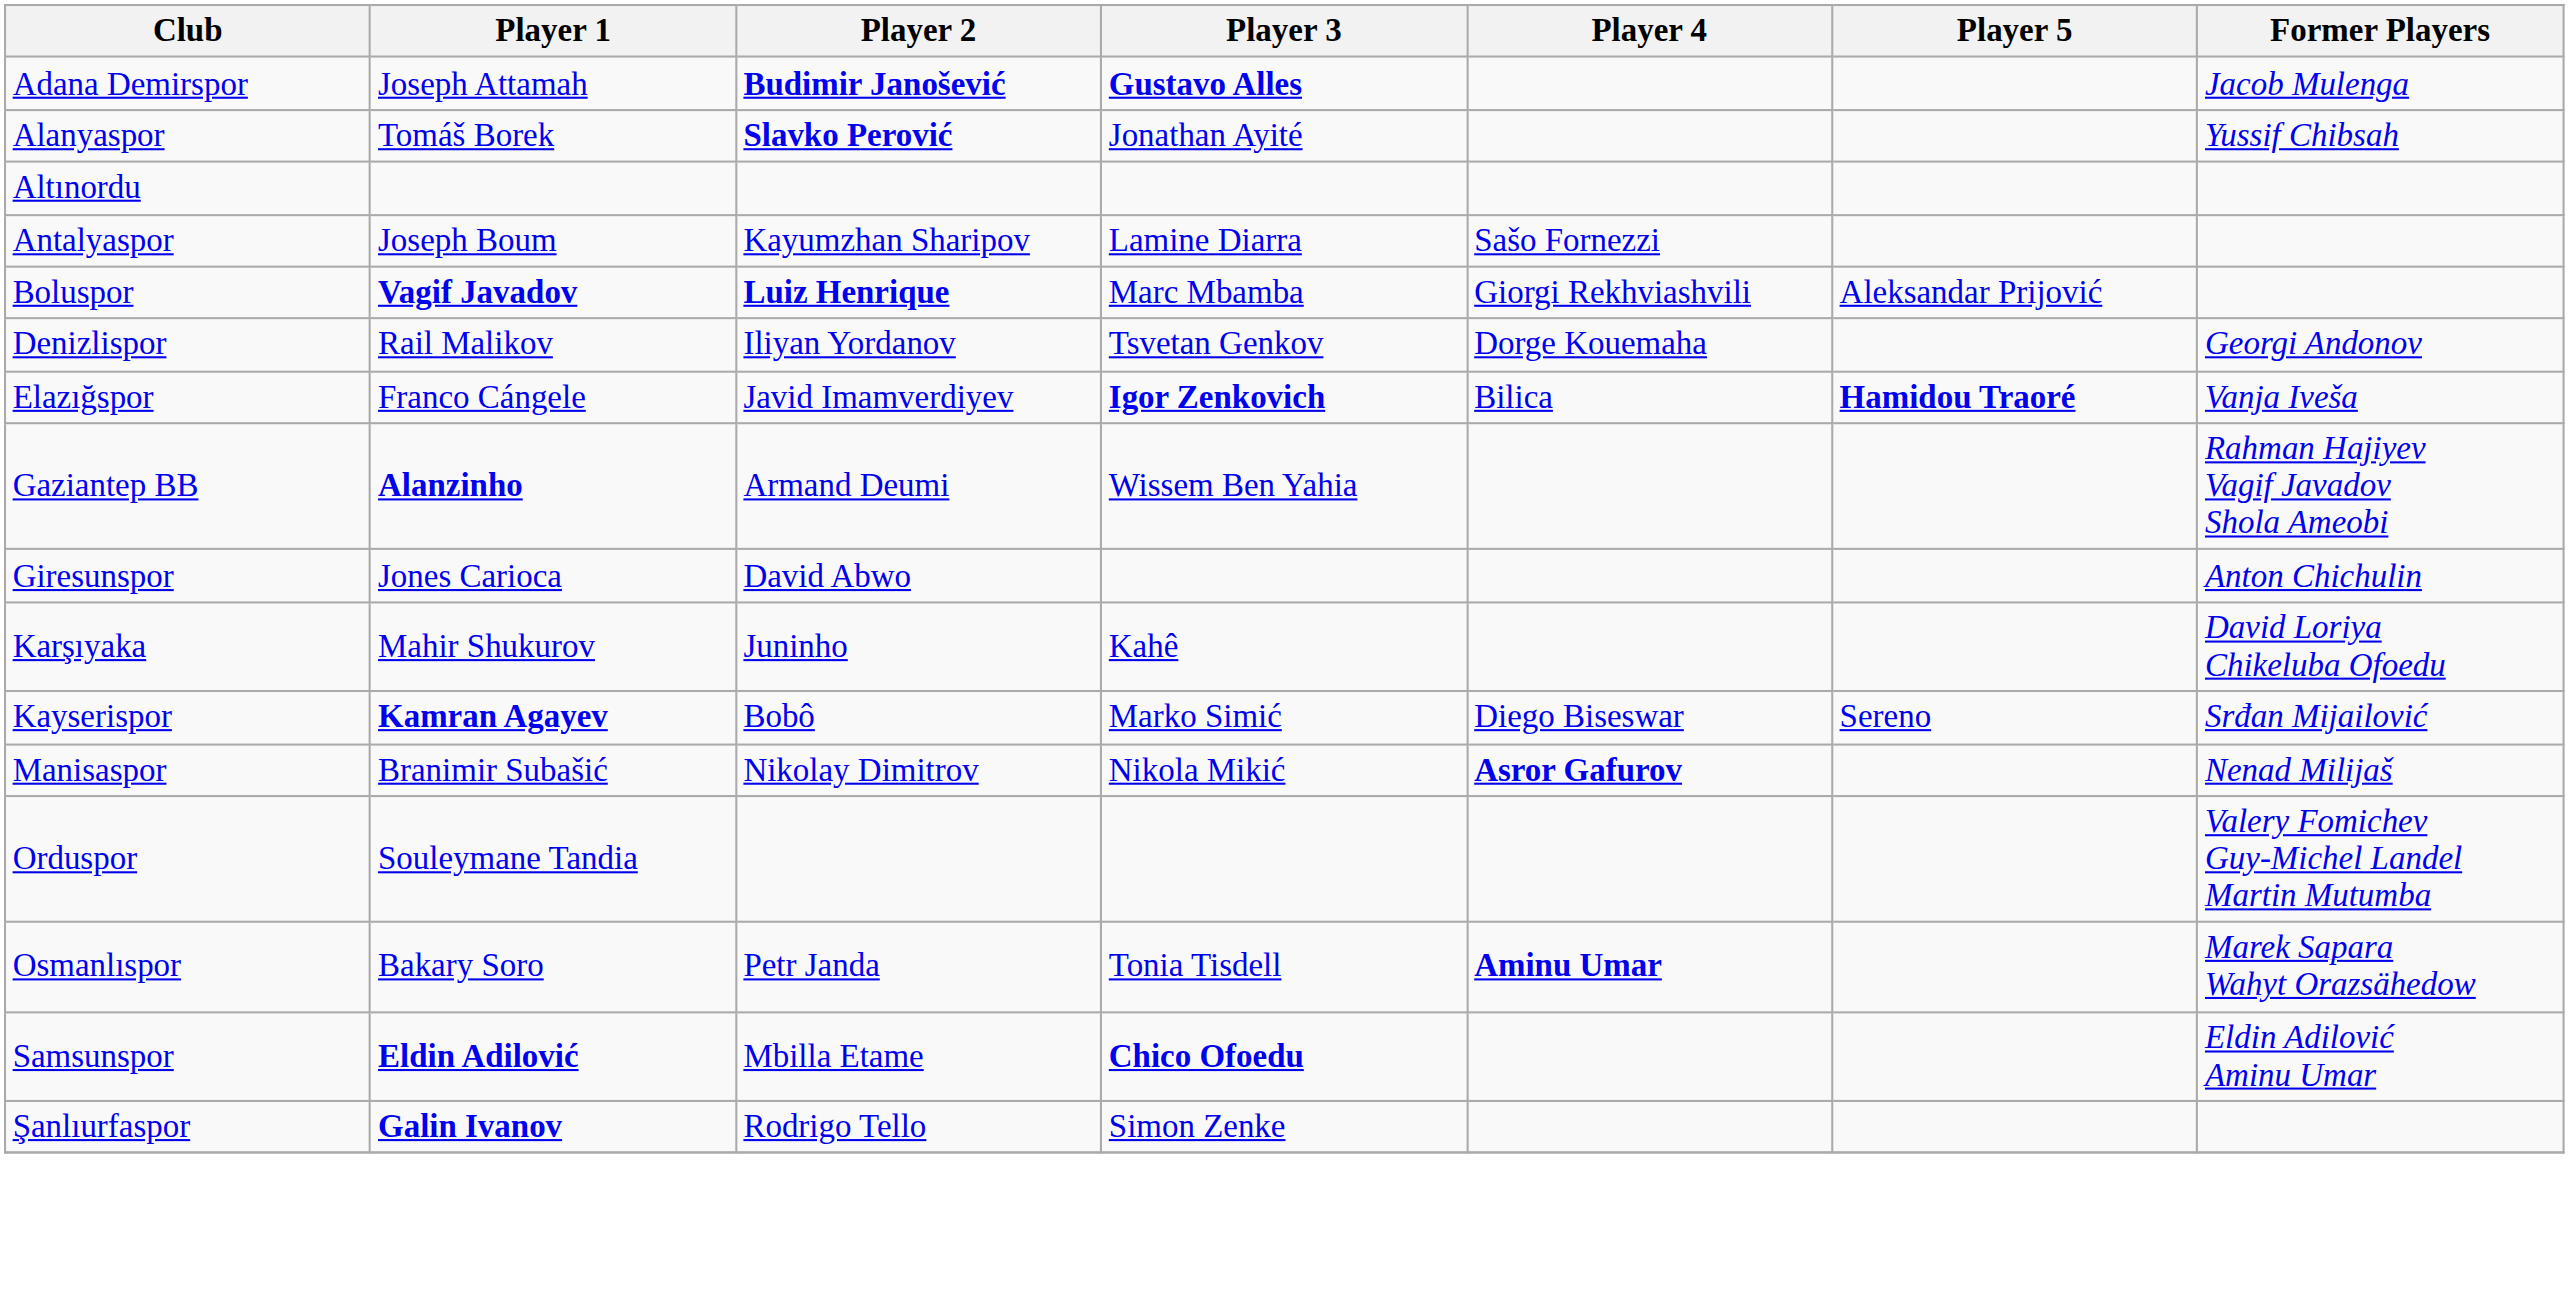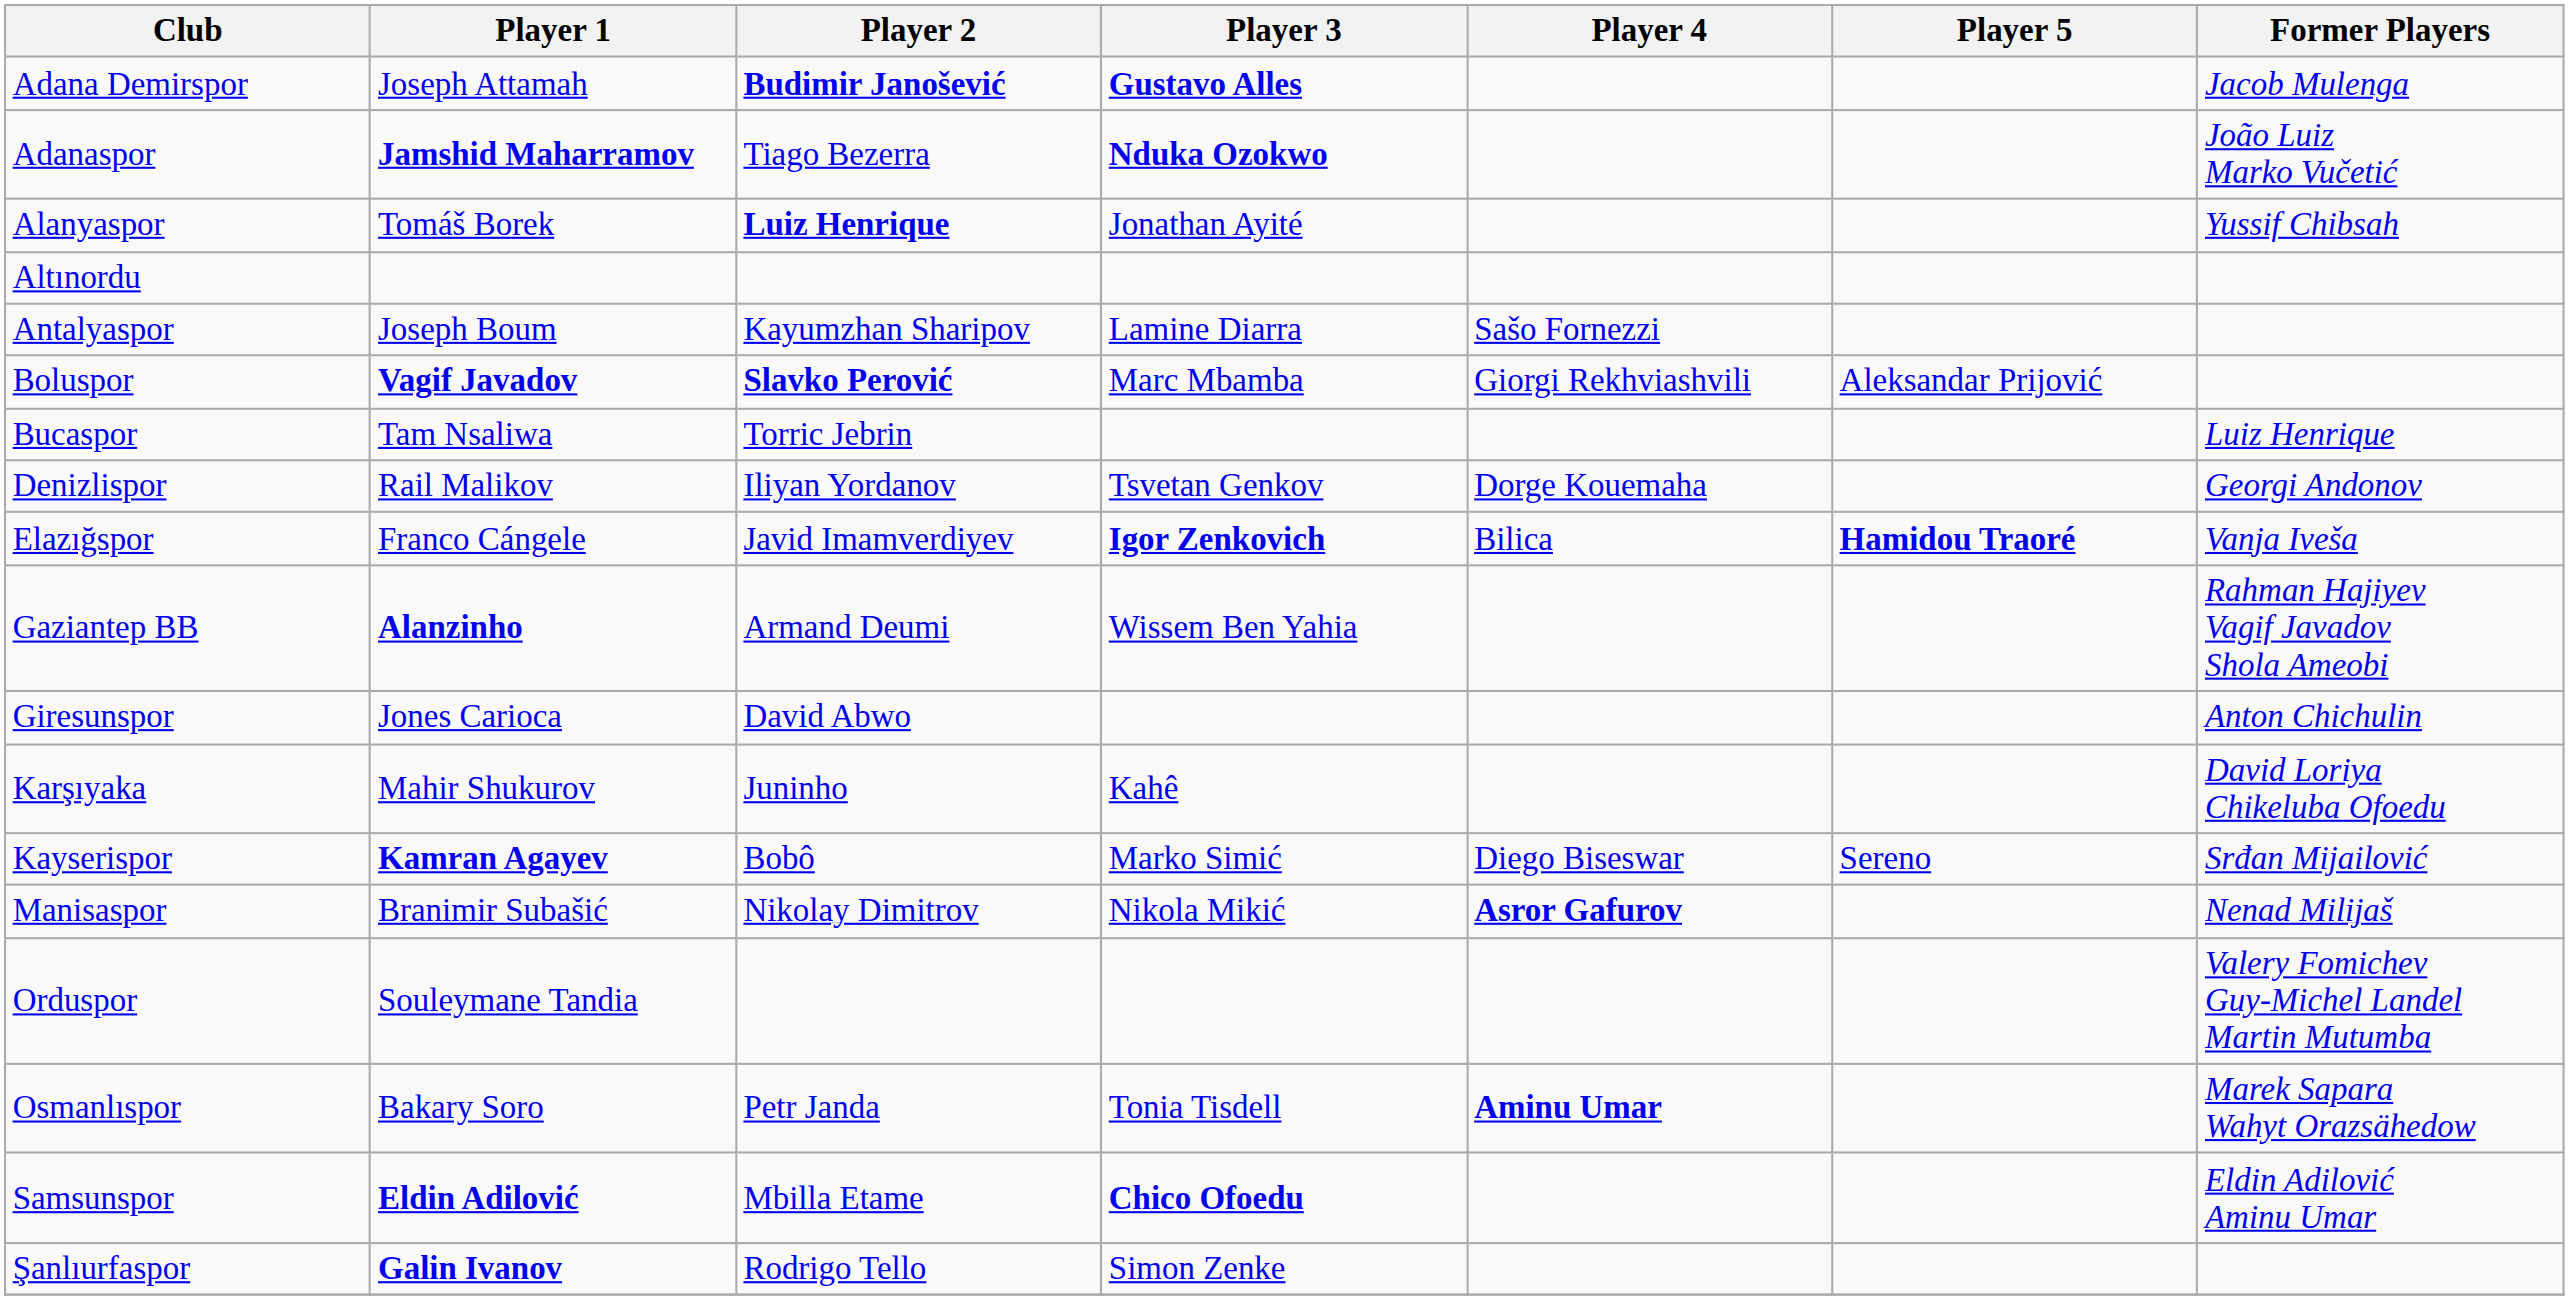+ row: (84, 153)
(848, 135) Slavko Perović -> (846, 224) Luiz Henrique
(846, 291) Luiz Henrique -> (848, 381) Slavko Perović
+ row: (75, 433)
